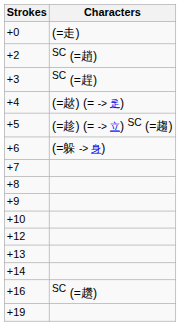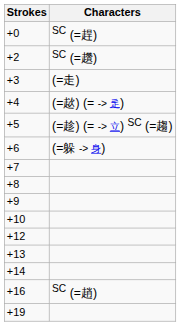(66, 33) (=走) -> (75, 33) SC (=趕)
(75, 55) SC (=趙) -> (75, 57) SC (=趲)
(75, 79) SC (=趕) -> (66, 80) (=走)
(75, 291) SC (=趲) -> (75, 291) SC (=趙)
